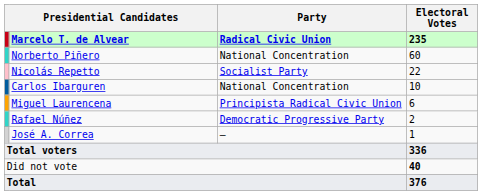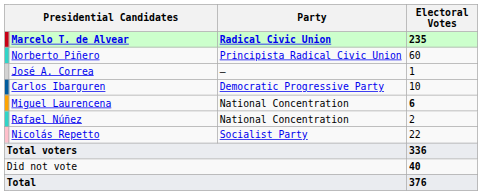(284, 55) National Concentration -> (311, 55) Principista Radical Civic Union
rows swapped: (56, 71) <-> (53, 135)
(284, 87) National Concentration -> (302, 87) Democratic Progressive Party
(311, 103) Principista Radical Civic Union -> (284, 103) National Concentration
(412, 103) normal -> (412, 103) bold
(302, 119) Democratic Progressive Party -> (284, 119) National Concentration
